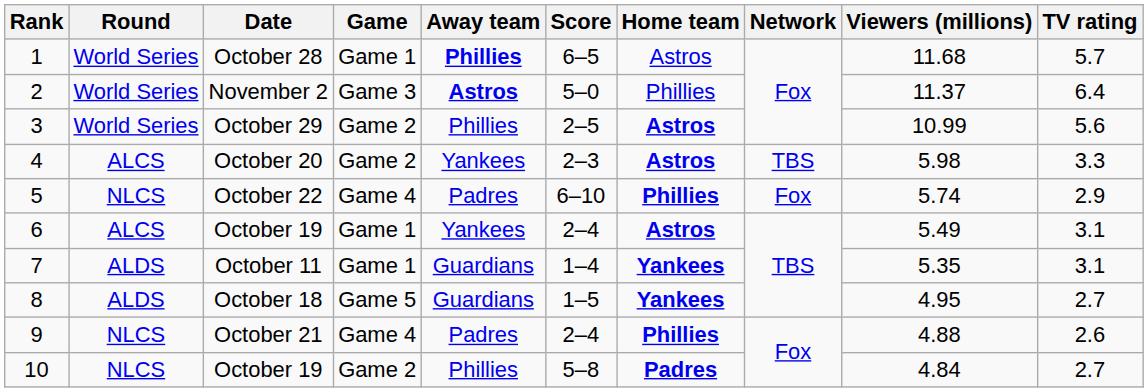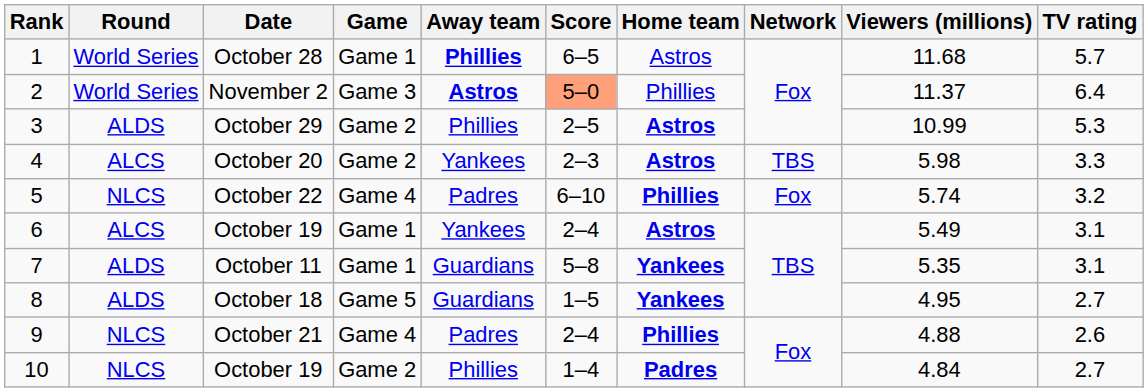(581, 91) no background -> (581, 91) lightsalmon background
(136, 126) World Series -> (136, 126) ALDS
(1090, 126) 5.6 -> (1090, 126) 5.3
(1090, 195) 2.9 -> (1090, 195) 3.2
(581, 265) 1–4 -> (581, 265) 5–8
(581, 369) 5–8 -> (581, 369) 1–4
